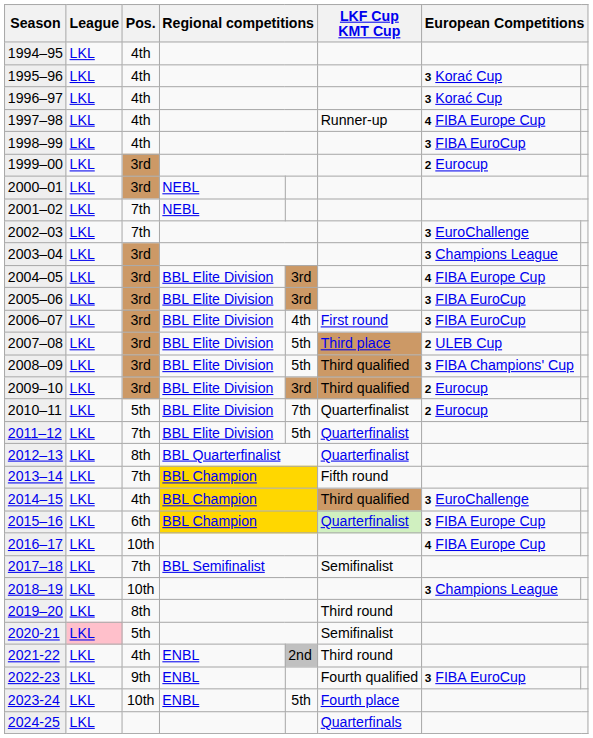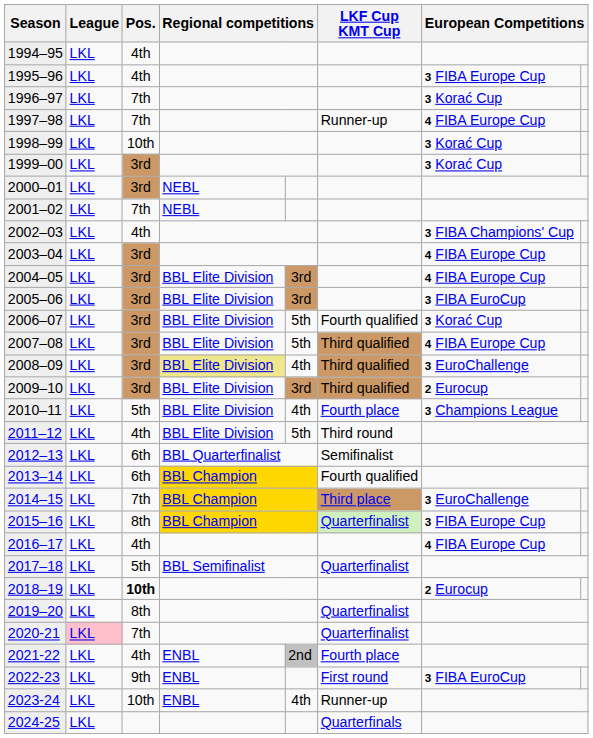(463, 75) 3 Korać Cup -> (485, 75) 3 FIBA Europe Cup
(141, 98) 4th -> (141, 98) 7th
(141, 120) 4th -> (141, 120) 7th
(141, 142) 4th -> (141, 142) 10th
(475, 142) 3 FIBA EuroCup -> (463, 142) 3 Korać Cup
(456, 165) 2 Eurocup -> (463, 165) 3 Korać Cup
(141, 232) 7th -> (141, 232) 4th
(477, 232) 3 EuroChallenge -> (499, 232) 3 FIBA Champions' Cup
(491, 254) 3 Champions League -> (485, 254) 4 FIBA Europe Cup
(301, 321) 4th -> (301, 321) 5th
(354, 321) First round -> (369, 321) Fourth qualified
(475, 321) 3 FIBA EuroCup -> (463, 321) 3 Korać Cup
(356, 343) Third place -> (365, 343) Third qualified
(463, 343) 2 ULEB Cup -> (485, 343) 4 FIBA Europe Cup
(218, 365) no background -> (218, 365) khaki background
(301, 365) 5th -> (301, 365) 4th
(499, 365) 3 FIBA Champions' Cup -> (477, 365) 3 EuroChallenge
(301, 410) 7th -> (301, 410) 4th
(365, 410) Quarterfinalist -> (360, 410) Fourth place
(456, 410) 2 Eurocup -> (491, 410) 3 Champions League
(141, 432) 7th -> (141, 432) 4th
(365, 432) Quarterfinalist -> (357, 432) Third round
(141, 454) 8th -> (141, 454) 6th
(365, 454) Quarterfinalist -> (357, 454) Semifinalist
(141, 477) 7th -> (141, 477) 6th
(354, 477) Fifth round -> (369, 477) Fourth qualified
(141, 499) 4th -> (141, 499) 7th
(365, 499) Third qualified -> (356, 499) Third place
(141, 521) 6th -> (141, 521) 8th
(141, 544) 10th -> (141, 544) 4th
(141, 566) 7th -> (141, 566) 5th
(357, 566) Semifinalist -> (365, 566) Quarterfinalist
(141, 588) normal -> (141, 588) bold
(491, 588) 3 Champions League -> (456, 588) 2 Eurocup
(357, 611) Third round -> (365, 611) Quarterfinalist
(141, 633) 5th -> (141, 633) 7th
(357, 633) Semifinalist -> (365, 633) Quarterfinalist
(357, 655) Third round -> (360, 655) Fourth place
(369, 677) Fourth qualified -> (354, 677) First round
(301, 700) 5th -> (301, 700) 4th
(360, 700) Fourth place -> (354, 700) Runner-up
